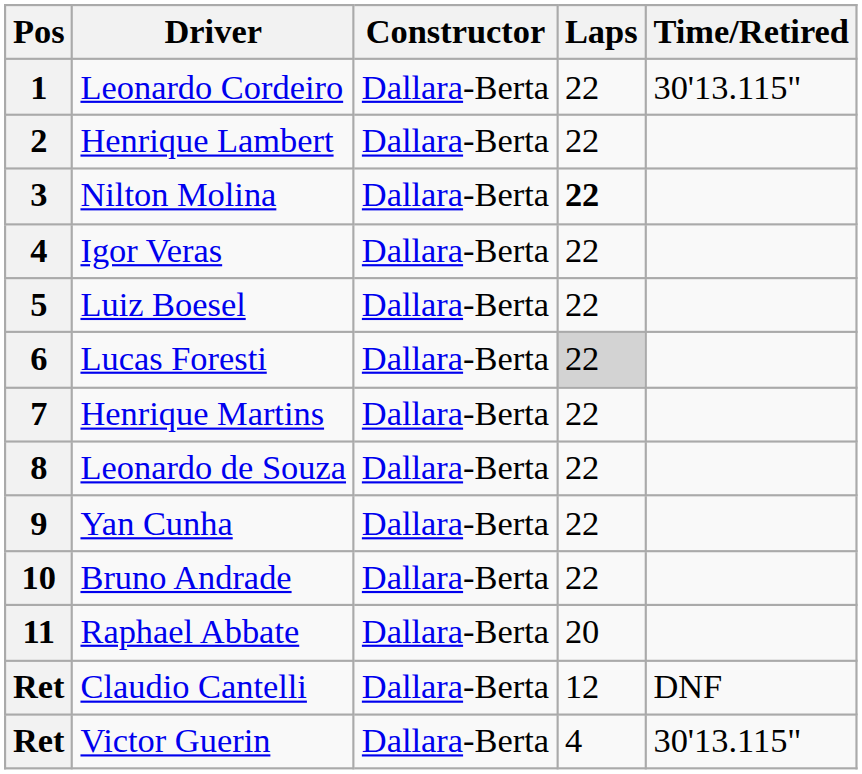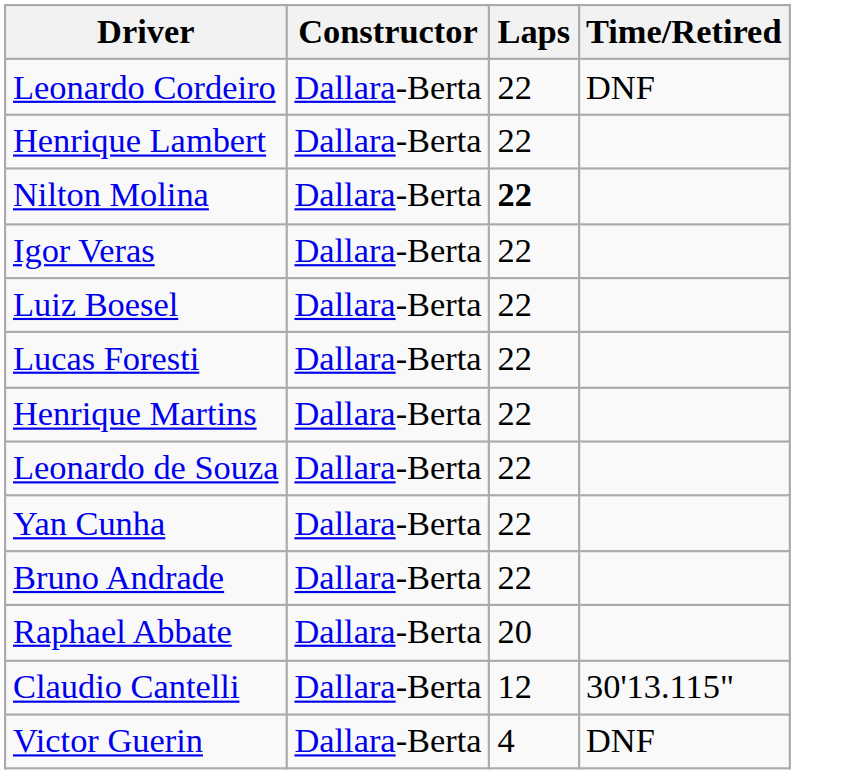- column: (39, 31)
(727, 86) 30'13.115" -> (620, 86) DNF
(582, 359) lightgrey background -> (515, 359) no background
(688, 686) DNF -> (660, 686) 30'13.115"
(727, 741) 30'13.115" -> (620, 741) DNF
